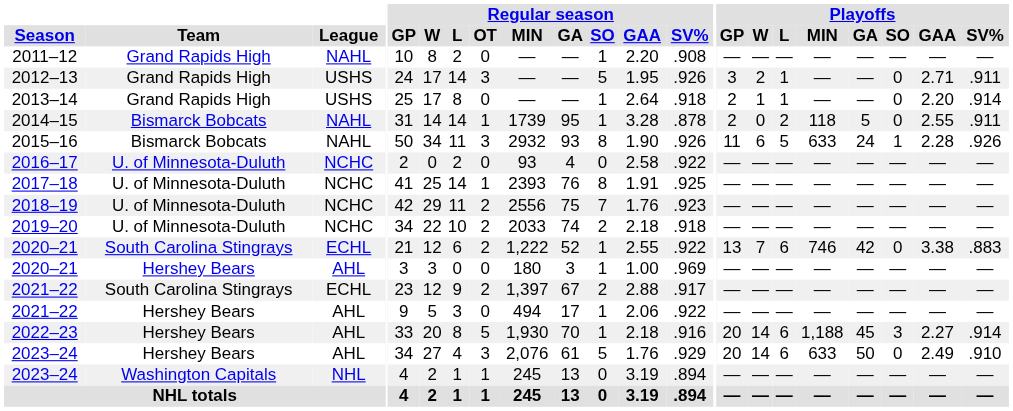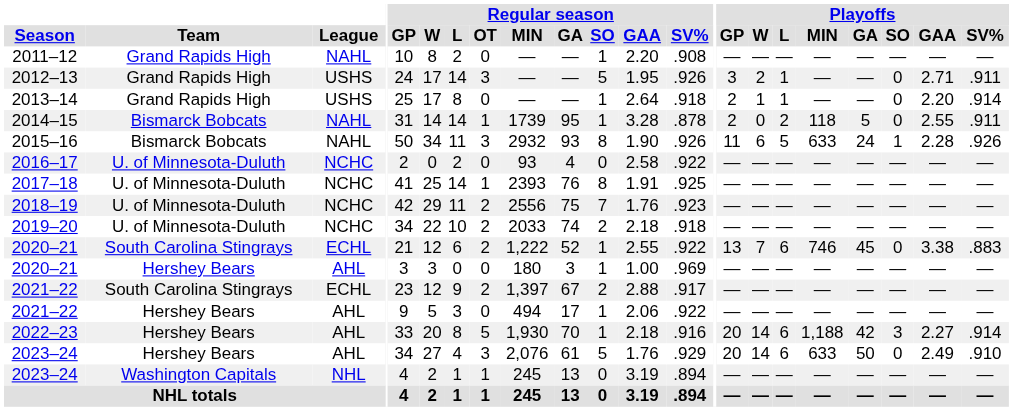(865, 247) 42 -> (865, 247) 45
(865, 332) 45 -> (865, 332) 42
